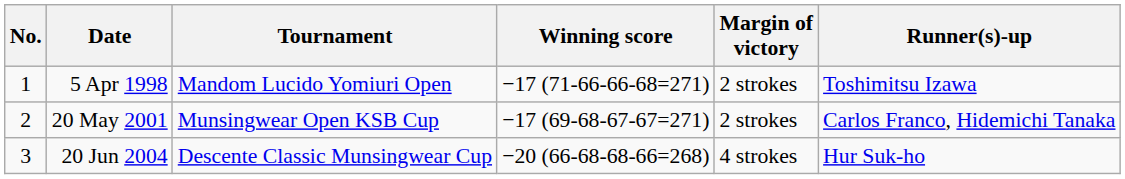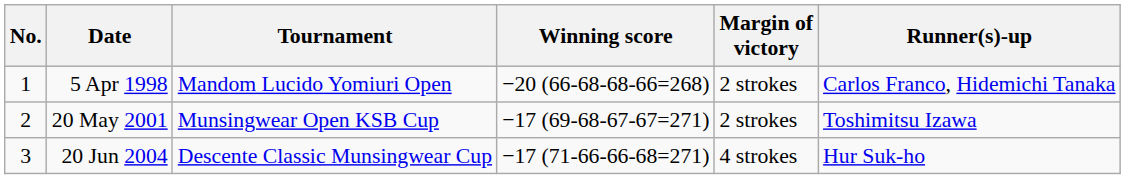(606, 84) −17 (71-66-66-68=271) -> (606, 84) −20 (66-68-68-66=268)
(900, 84) Toshimitsu Izawa -> (969, 84) Carlos Franco, Hidemichi Tanaka
(969, 120) Carlos Franco, Hidemichi Tanaka -> (900, 120) Toshimitsu Izawa
(606, 155) −20 (66-68-68-66=268) -> (606, 155) −17 (71-66-66-68=271)
